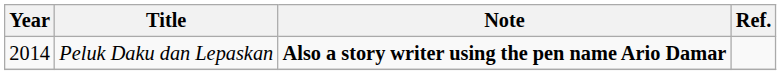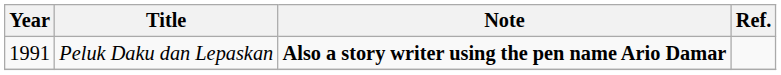(30, 52) 2014 -> (30, 52) 1991
